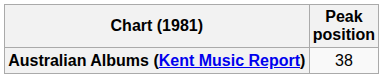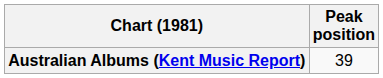(344, 60) 38 -> (344, 60) 39
